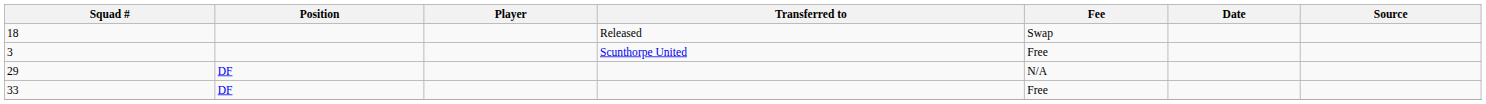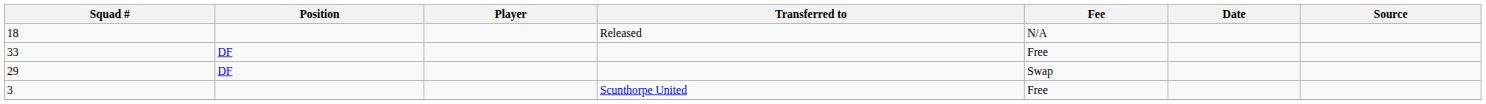(1040, 33) Swap -> (1037, 33) N/A
rows swapped: (10, 52) <-> (13, 90)
(1037, 71) N/A -> (1040, 71) Swap
